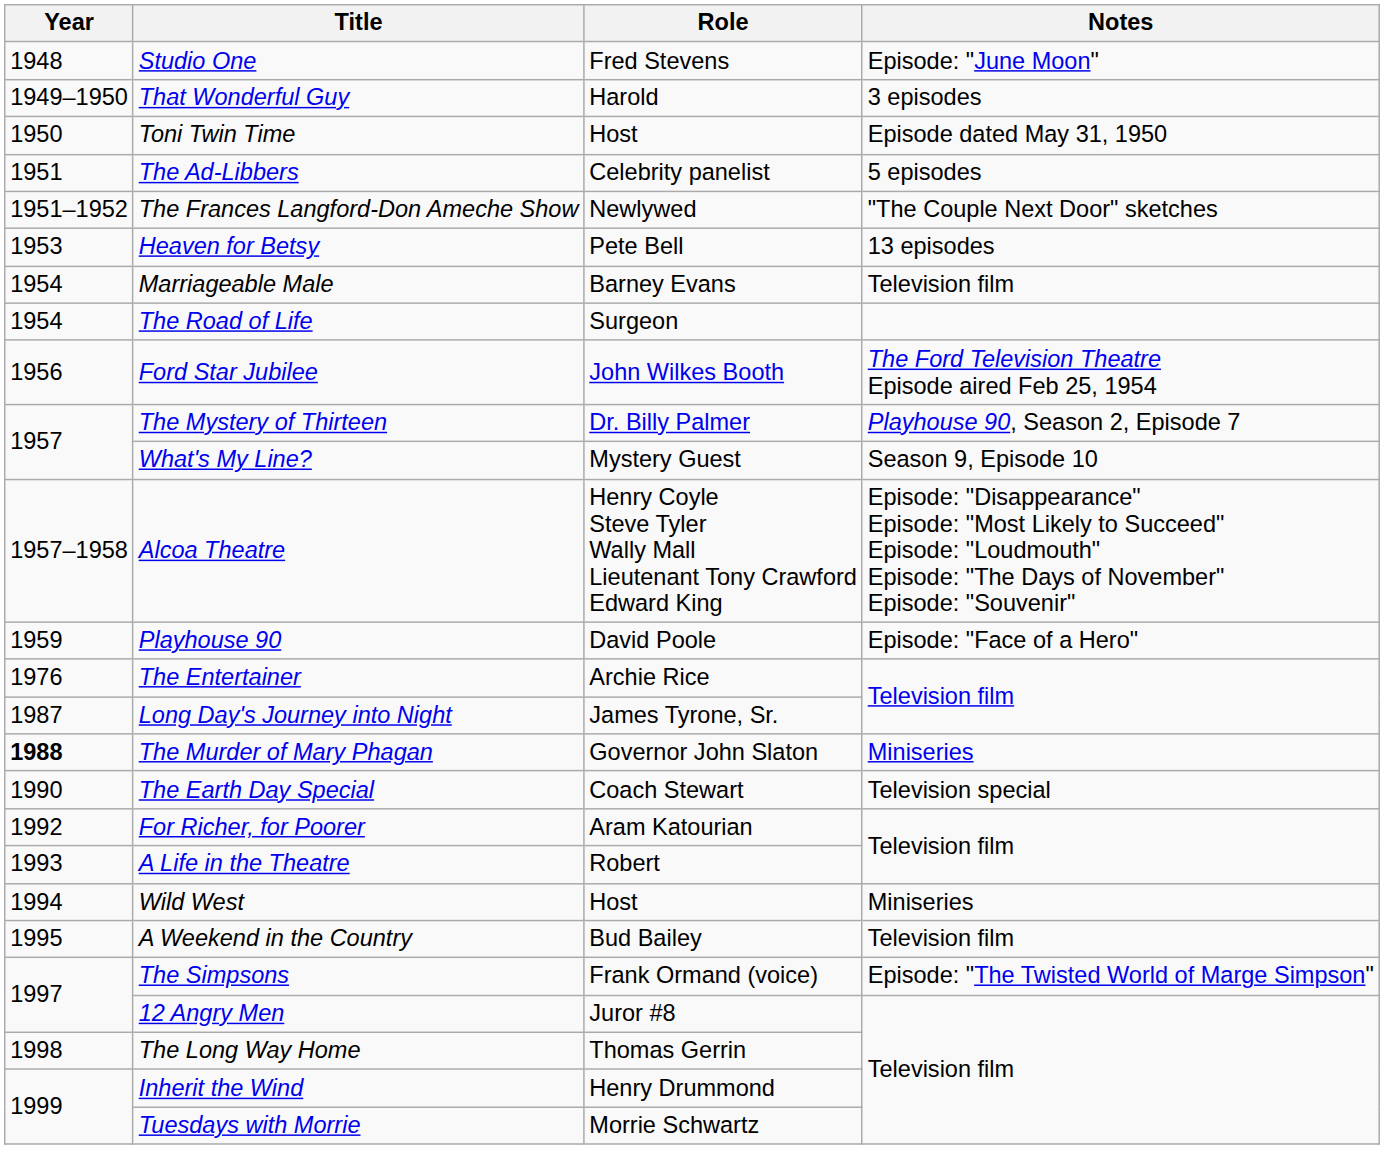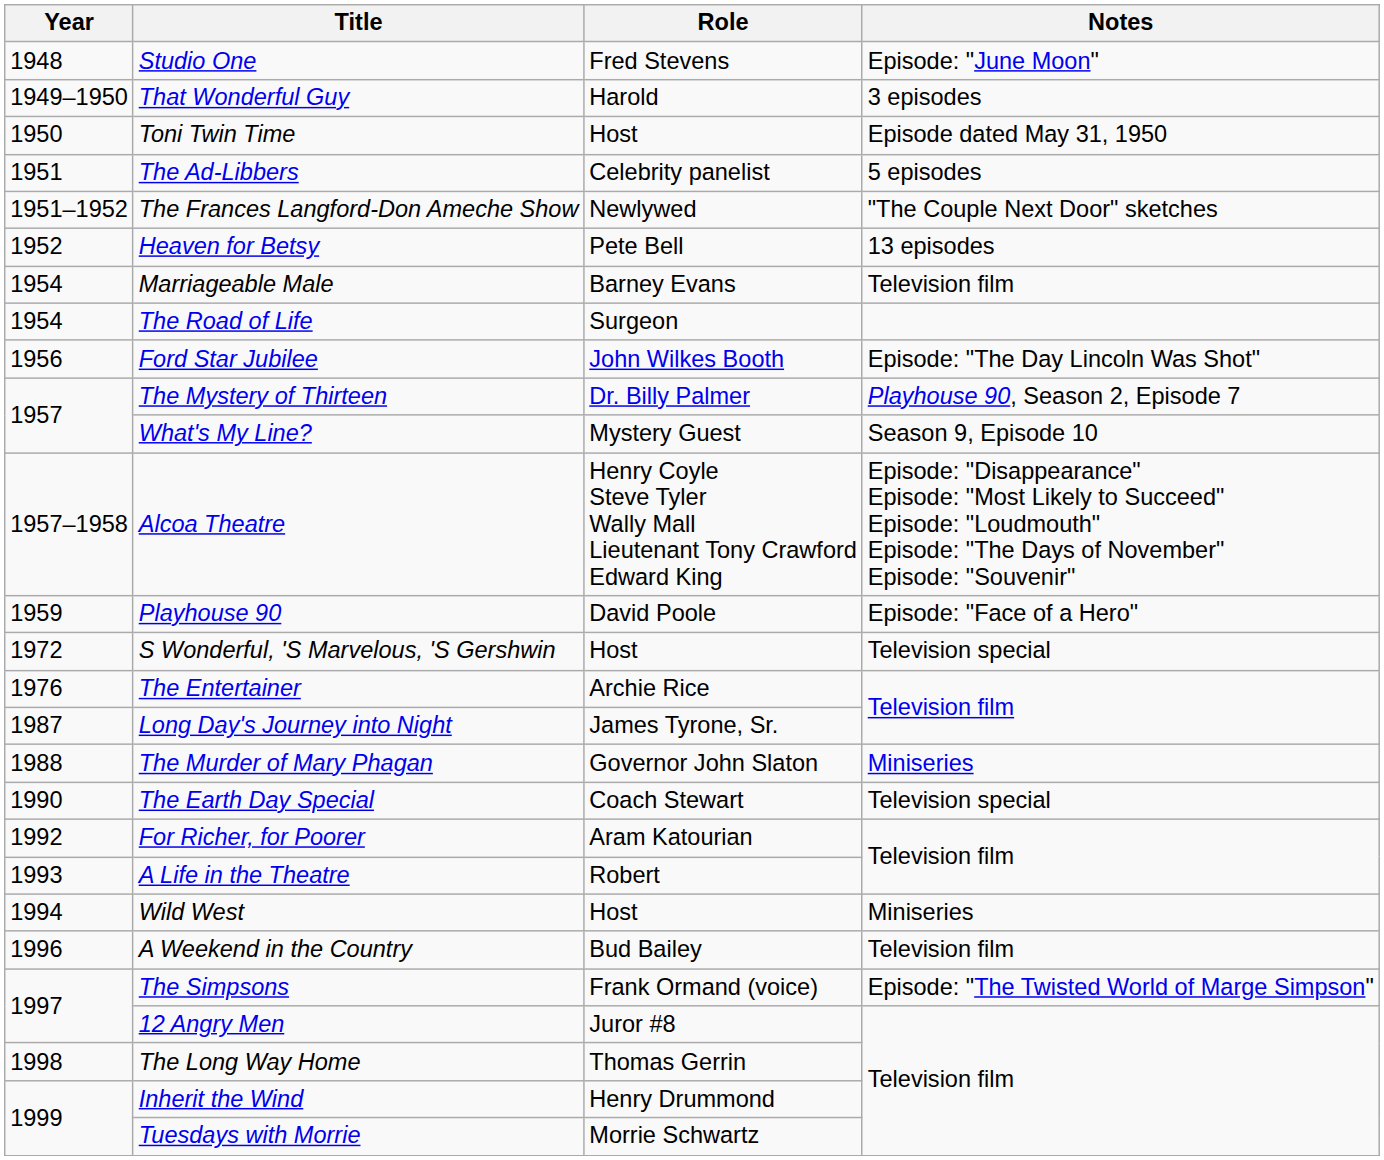(36, 246) 1953 -> (36, 246) 1952
(1014, 372) The Ford Television Theatre Episode aired Feb 25, 1954 -> (1064, 358) Episode: "The Day Lincoln Was Shot"
+ row: (347, 651)
(36, 752) bold -> (36, 763) normal
(36, 938) 1995 -> (36, 949) 1996
